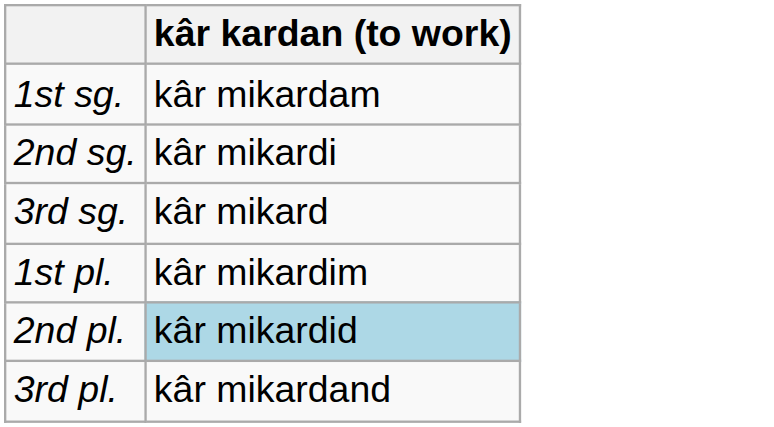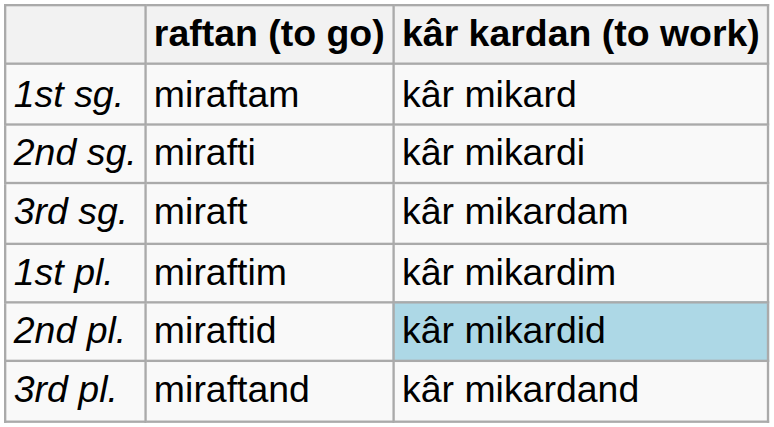+ column: (269, 34)
(267, 93) kâr mikardam -> (489, 93) kâr mikard
(241, 212) kâr mikard -> (515, 212) kâr mikardam
